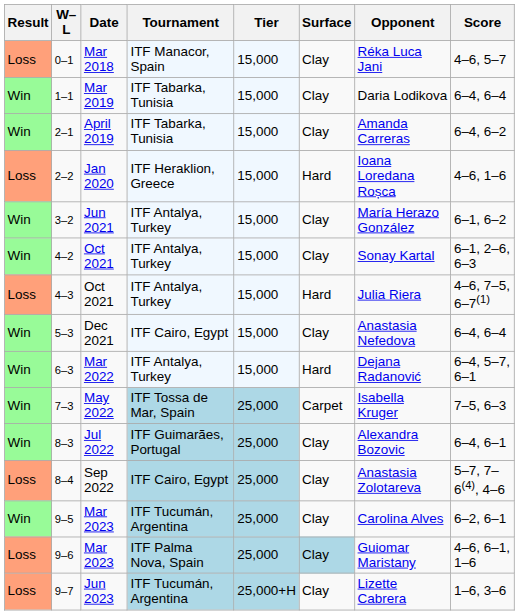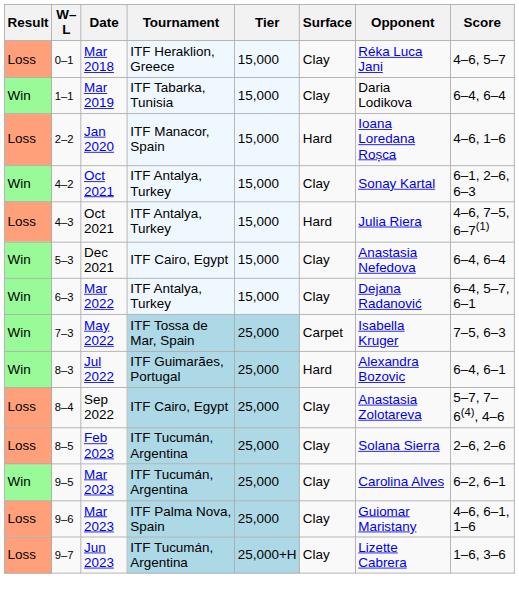(170, 59) ITF Manacor, Spain -> (173, 59) ITF Heraklion, Greece
- row: (64, 132)
(173, 176) ITF Heraklion, Greece -> (170, 139) ITF Manacor, Spain
- row: (64, 220)
(317, 369) Hard -> (316, 296) Clay
(316, 442) Clay -> (317, 369) Hard
+ row: (64, 446)
(316, 555) lightblue background -> (316, 518) no background
